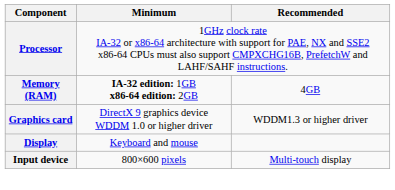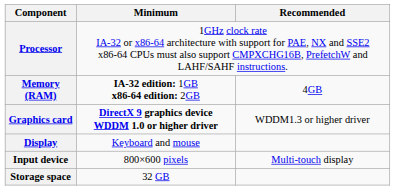(154, 119) normal -> (156, 119) bold
+ row: (41, 177)
